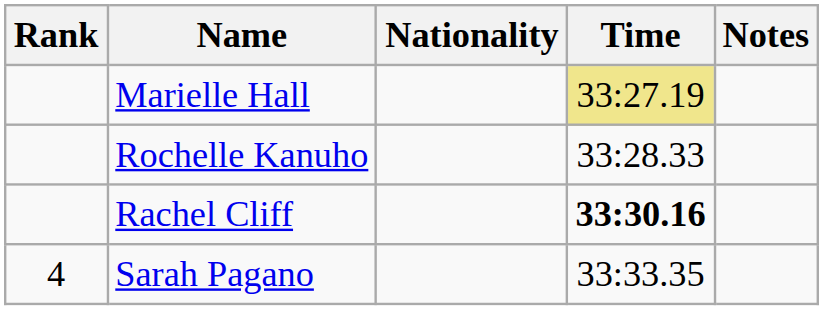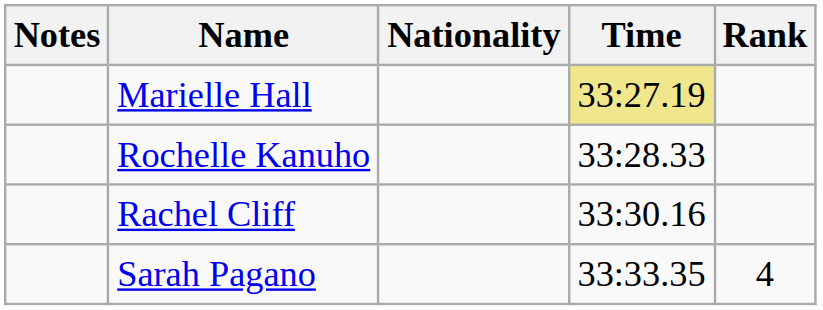columns swapped: (56, 34) <-> (766, 34)
(641, 214) bold -> (642, 214) normal
